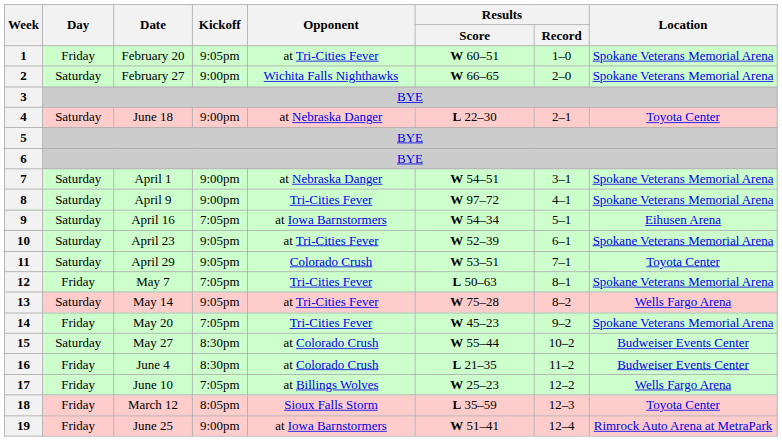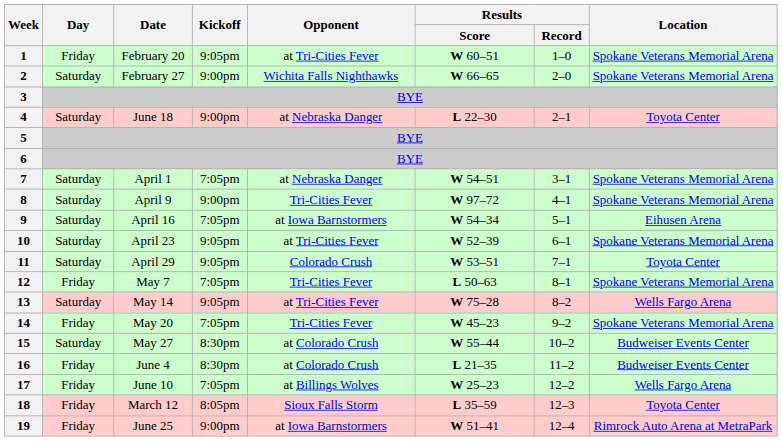(220, 179) 9:00pm -> (220, 179) 7:05pm
